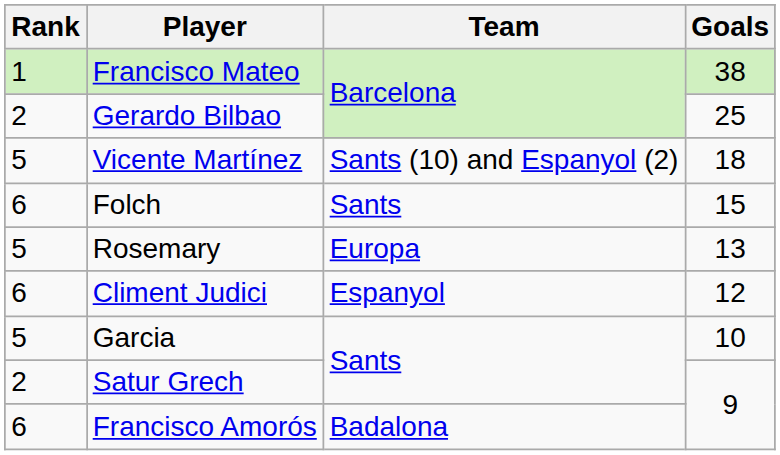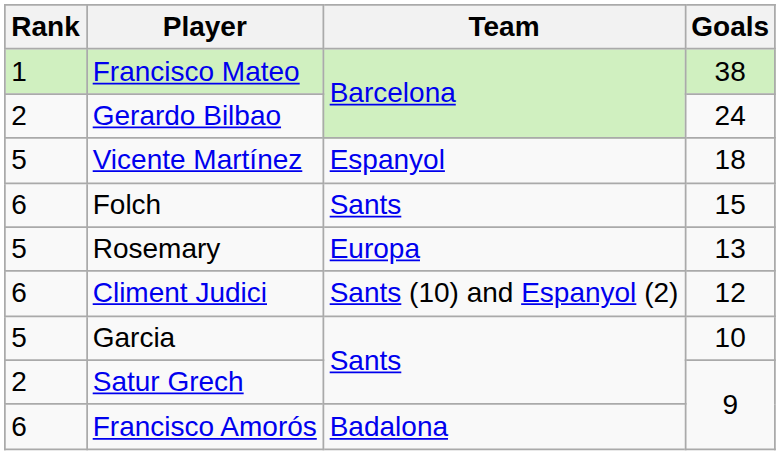(730, 115) 25 -> (730, 115) 24
(504, 159) Sants (10) and Espanyol (2) -> (387, 159) Espanyol
(387, 293) Espanyol -> (504, 293) Sants (10) and Espanyol (2)
